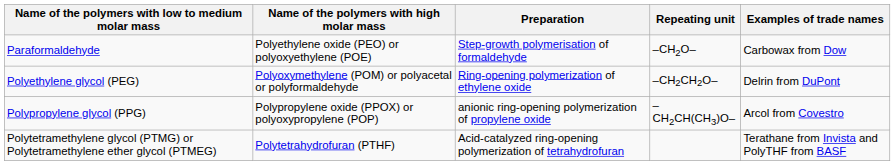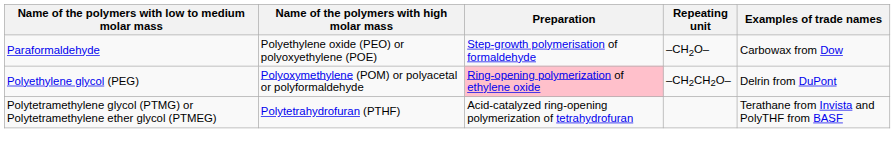(536, 81) no background -> (545, 81) pink background
- row: (76, 113)
